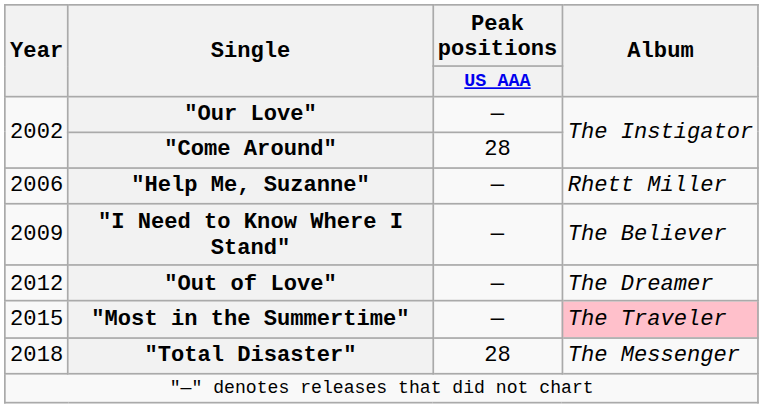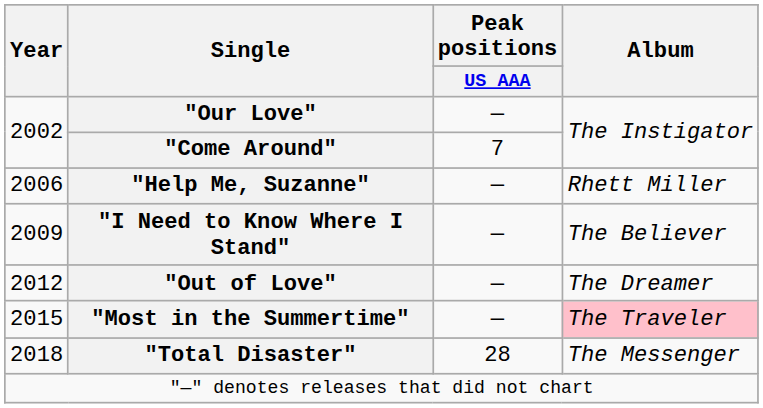(497, 150) 28 -> (497, 150) 7
